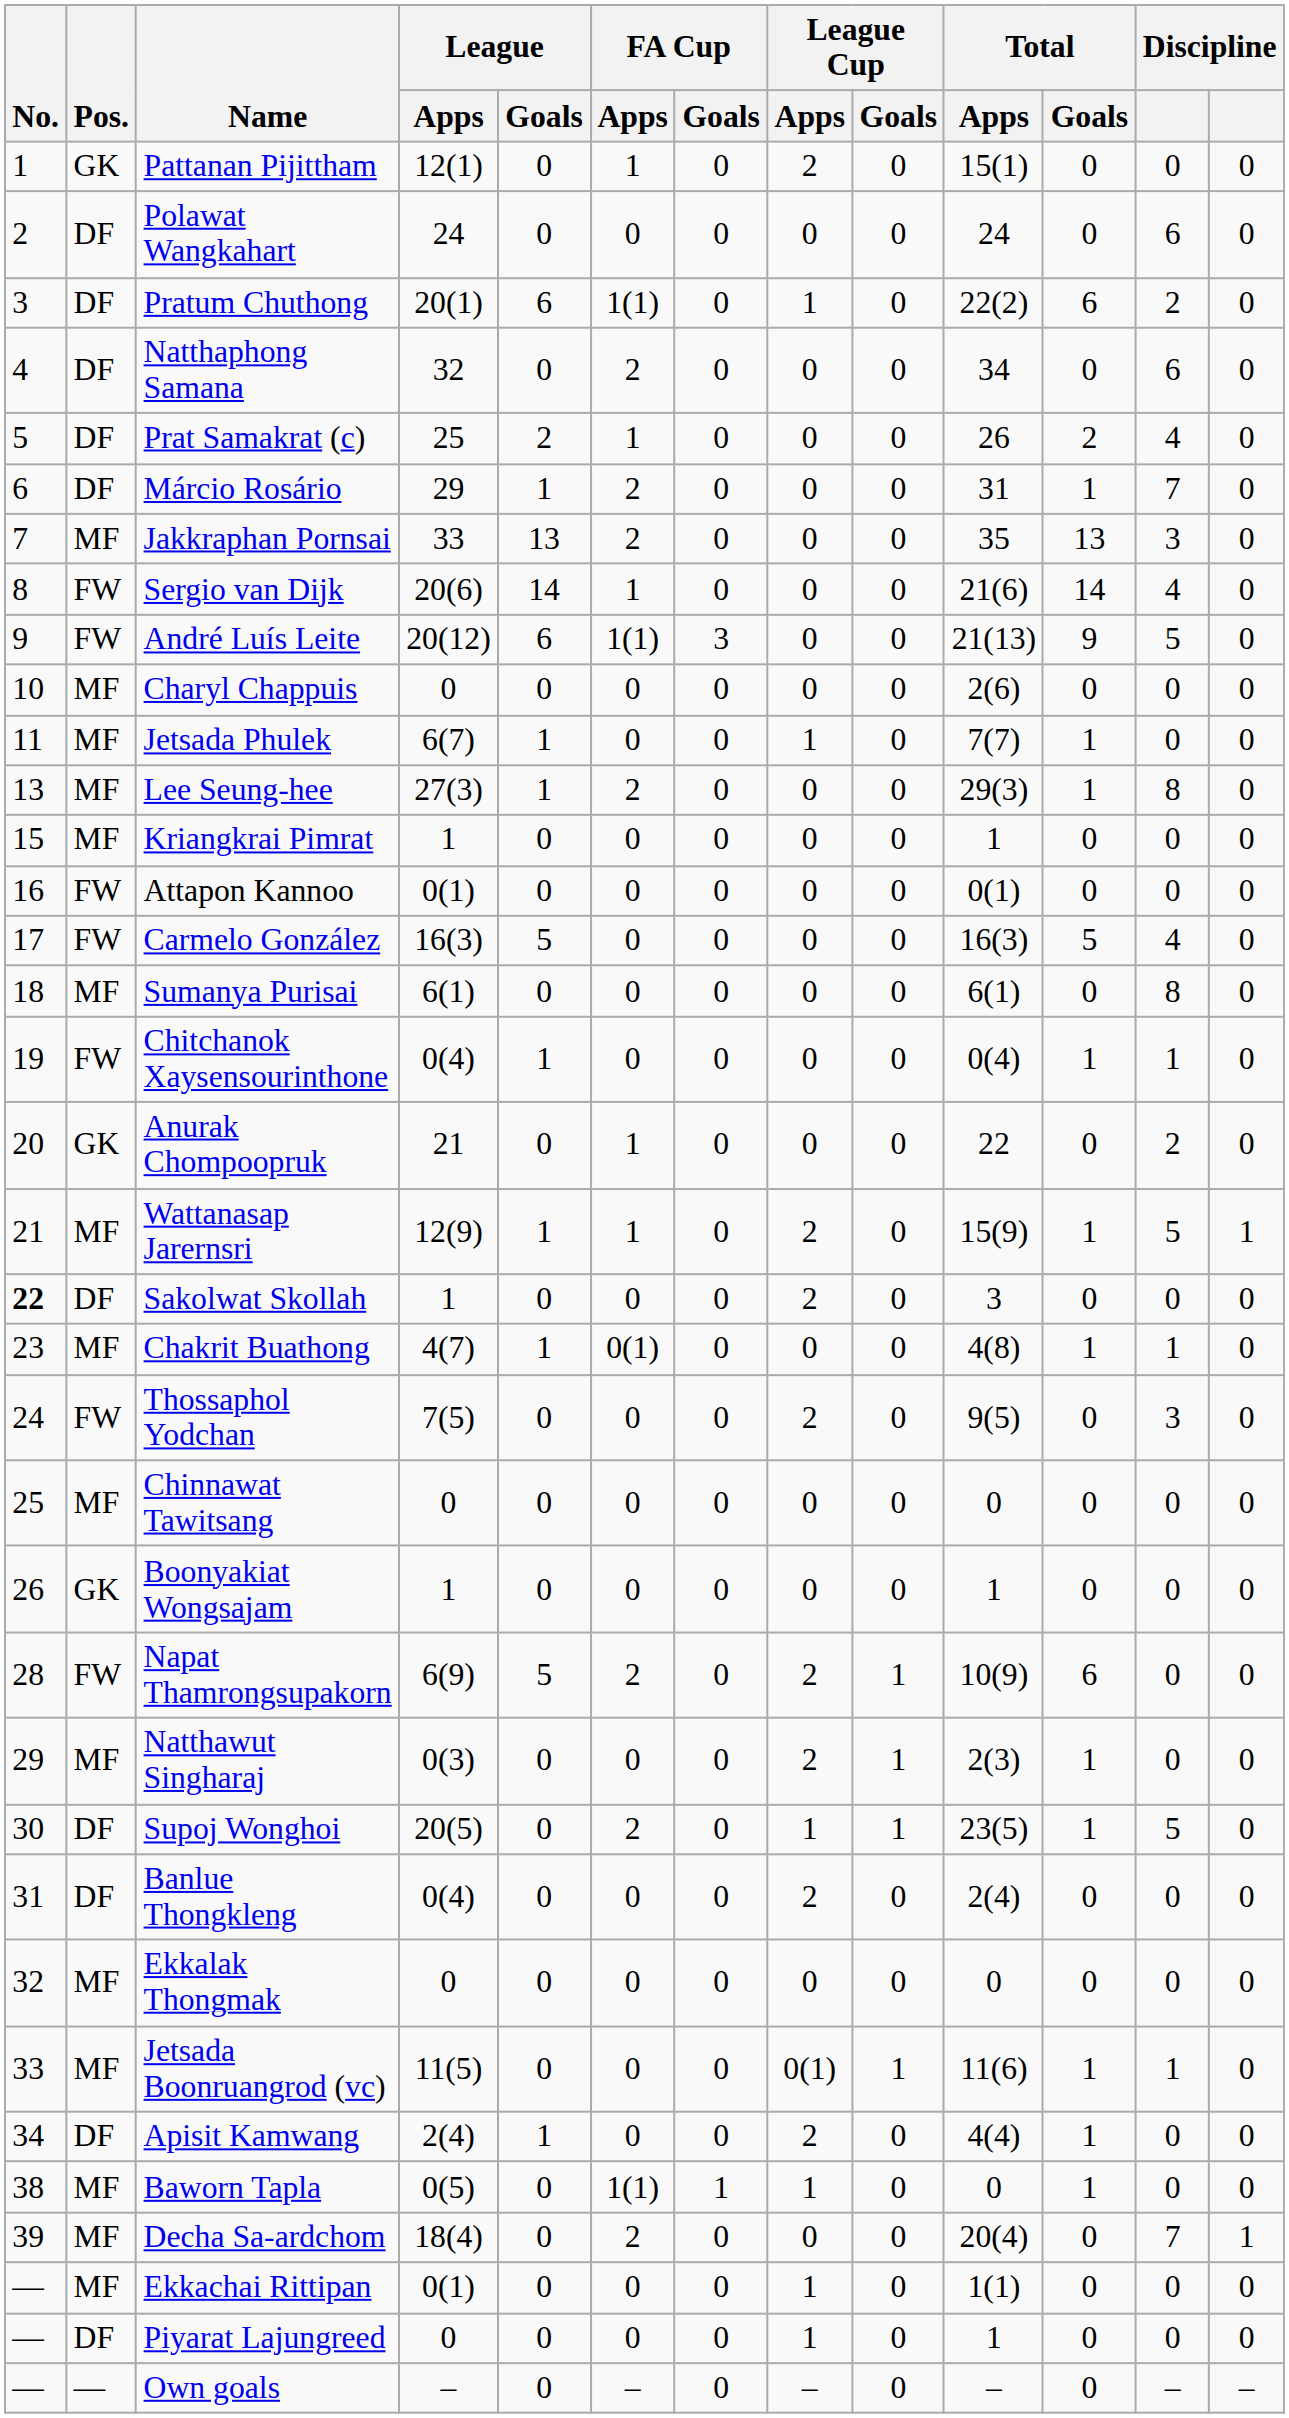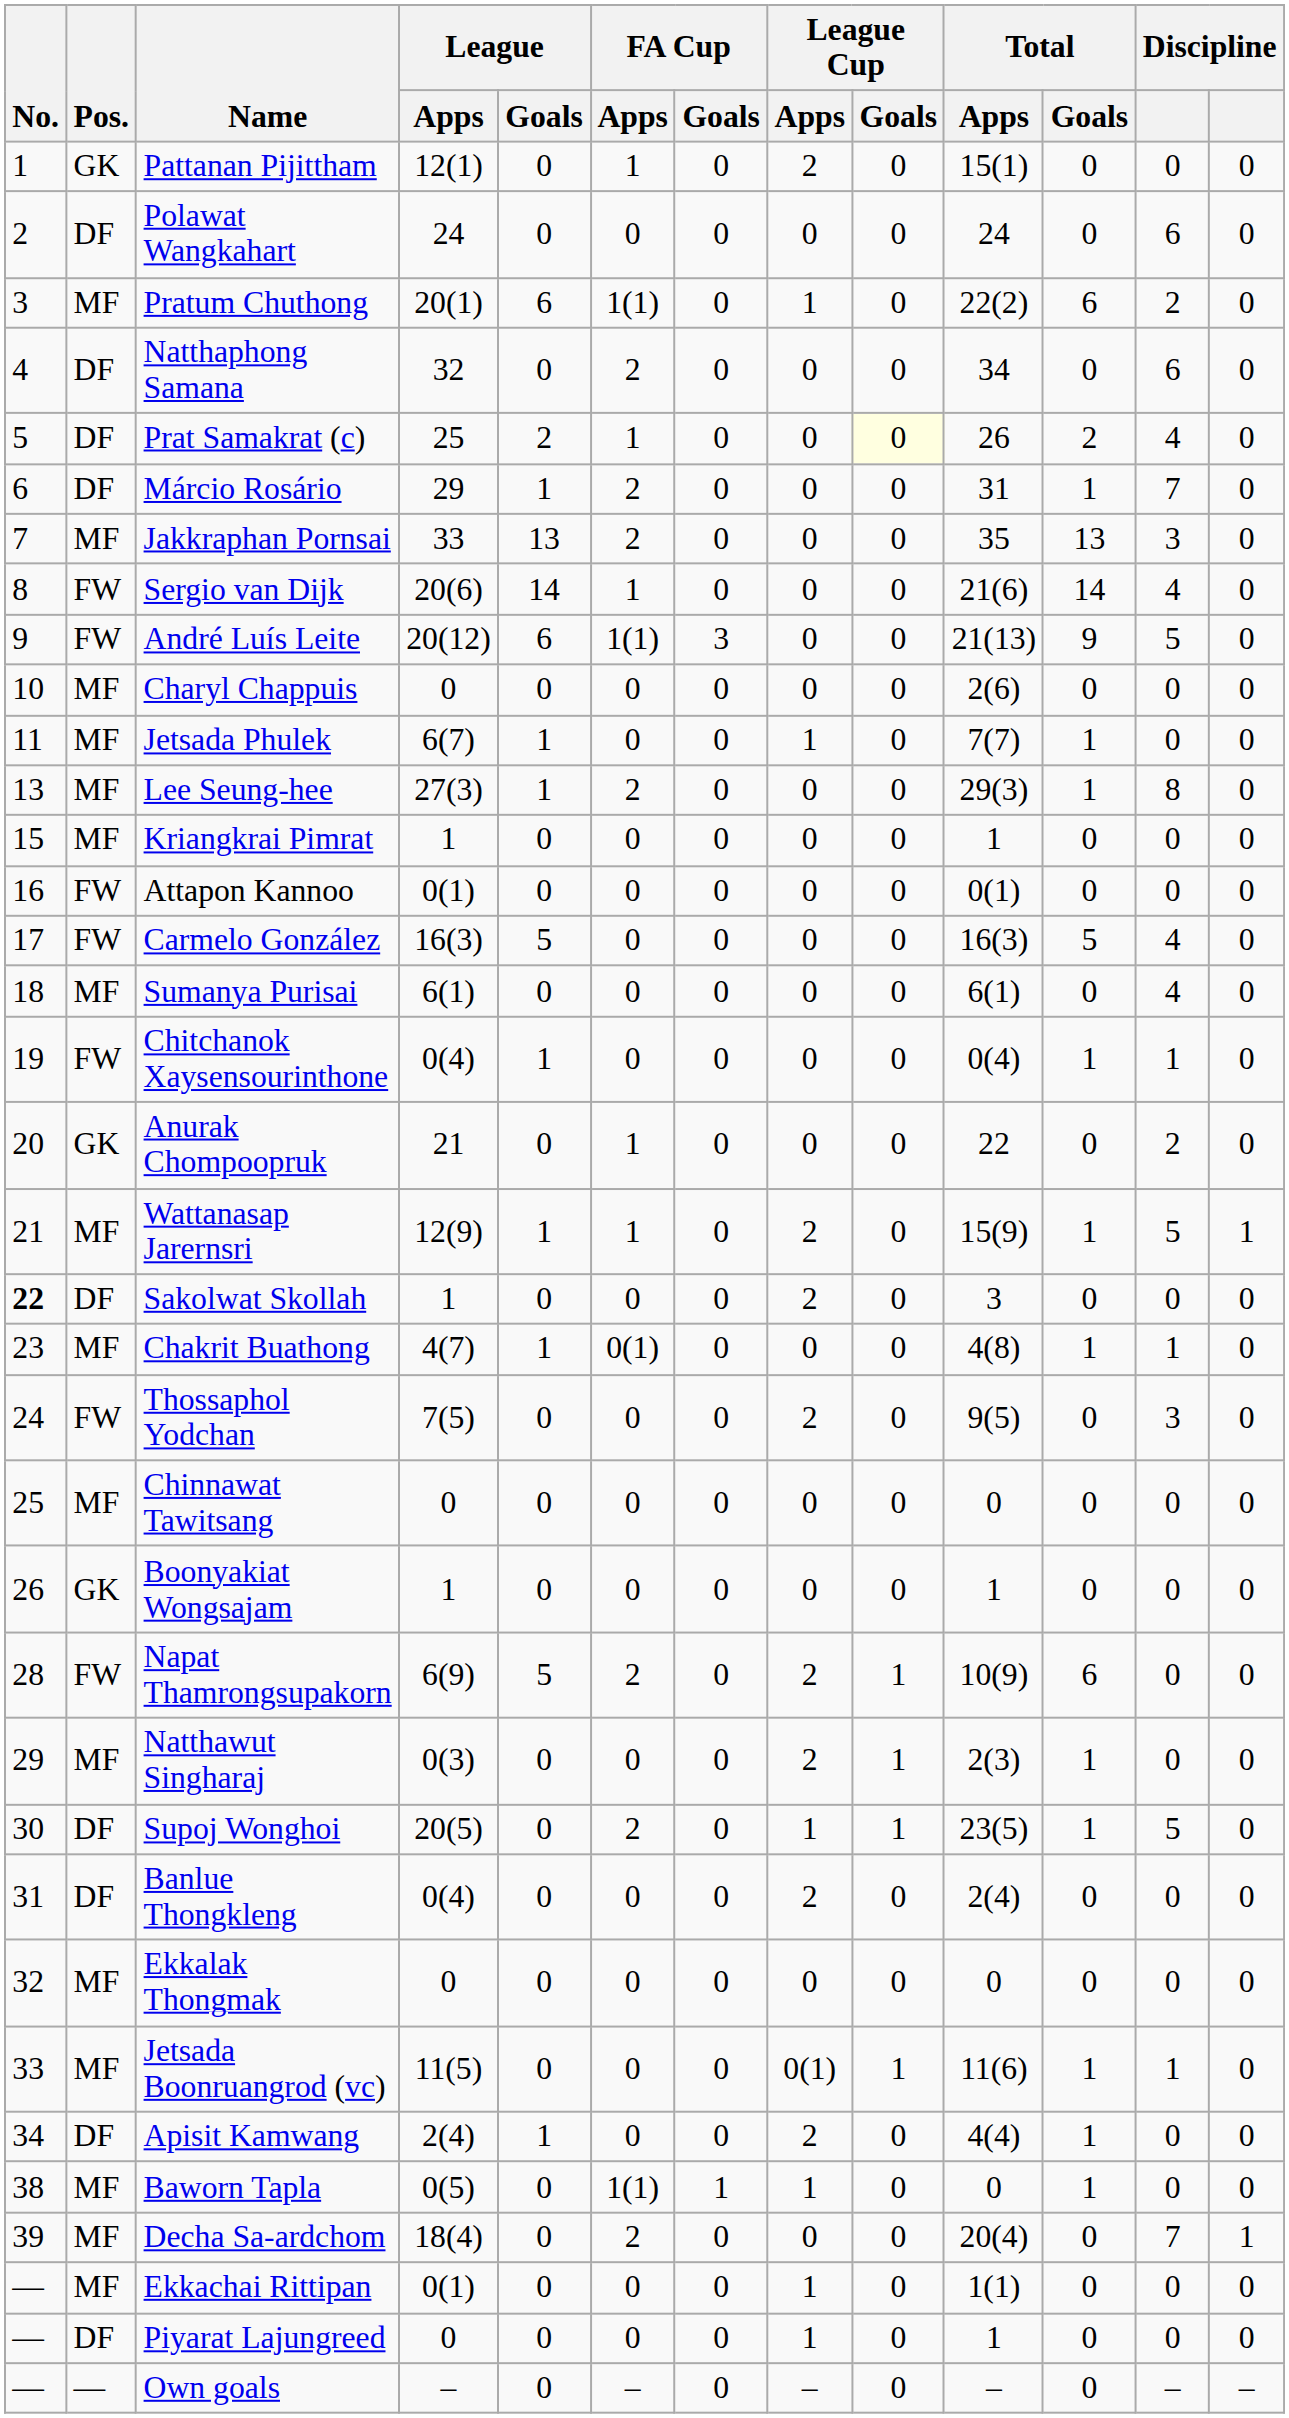(94, 301) DF -> (96, 301) MF
(898, 437) no background -> (898, 437) lightyellow background
(1173, 990) 8 -> (1173, 990) 4
